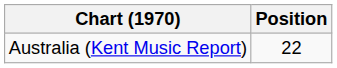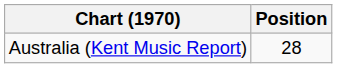(291, 47) 22 -> (291, 47) 28
